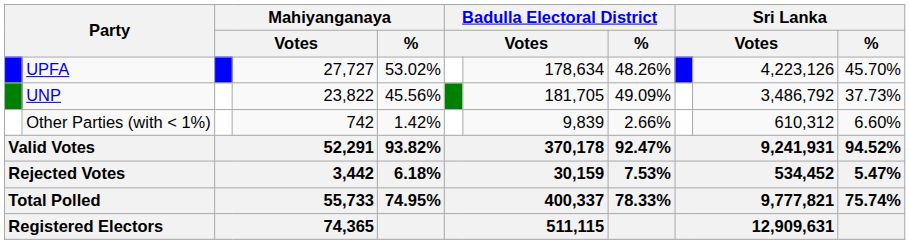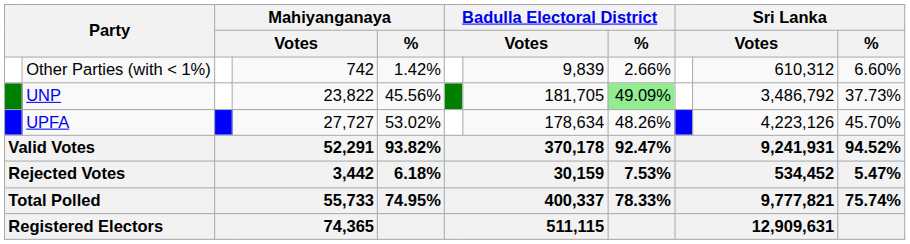rows swapped: (48, 69) <-> (118, 122)
(643, 95) no background -> (643, 95) lightgreen background
